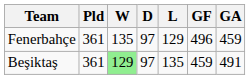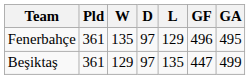(230, 39) 459 -> (230, 39) 495
(122, 62) lightgreen background -> (122, 62) no background
(202, 62) 459 -> (202, 62) 447
(230, 62) 491 -> (230, 62) 499
